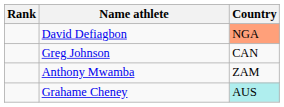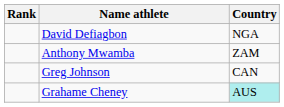(245, 33) lightsalmon background -> (245, 33) no background
rows swapped: (76, 53) <-> (88, 72)
